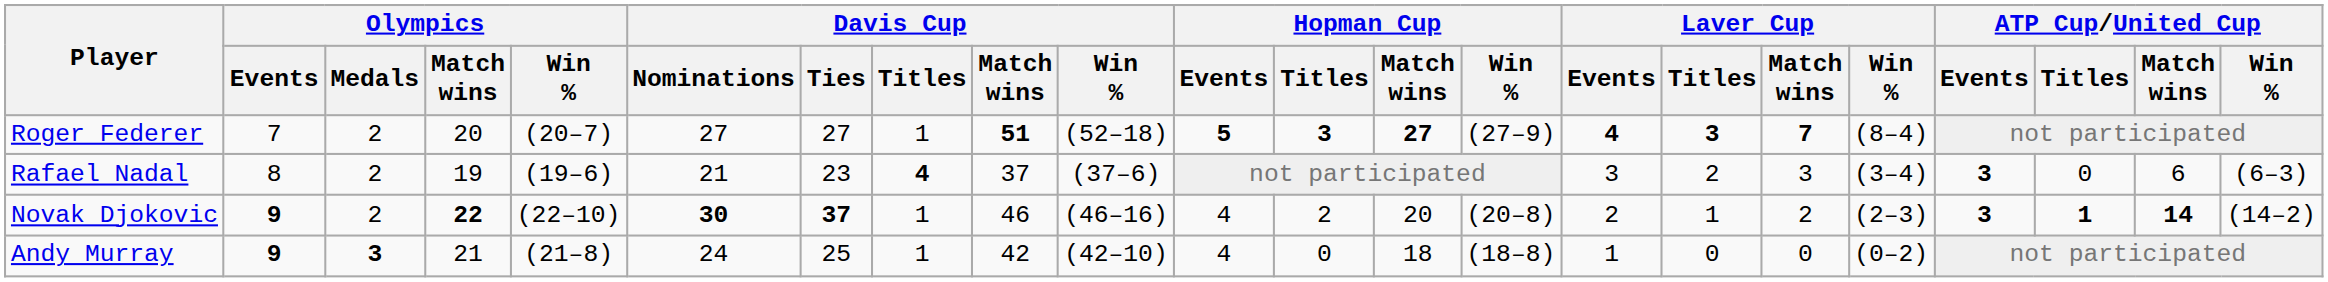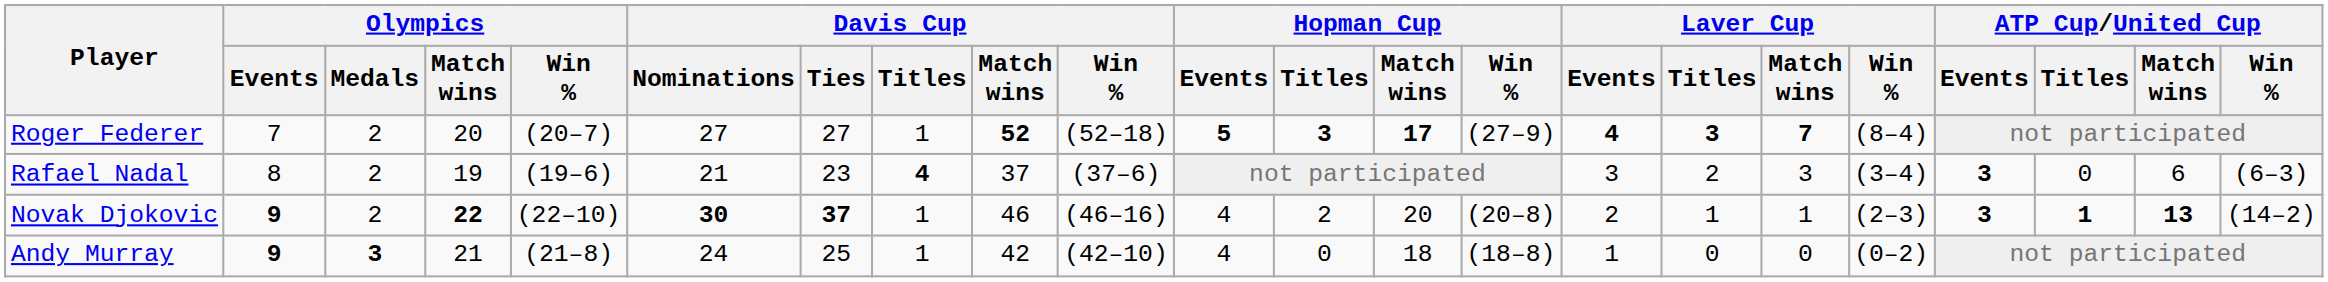(1015, 135) 51 -> (1015, 135) 52
(1418, 135) 27 -> (1418, 135) 17
(1805, 216) 2 -> (1805, 216) 1
(2178, 216) 14 -> (2178, 216) 13
